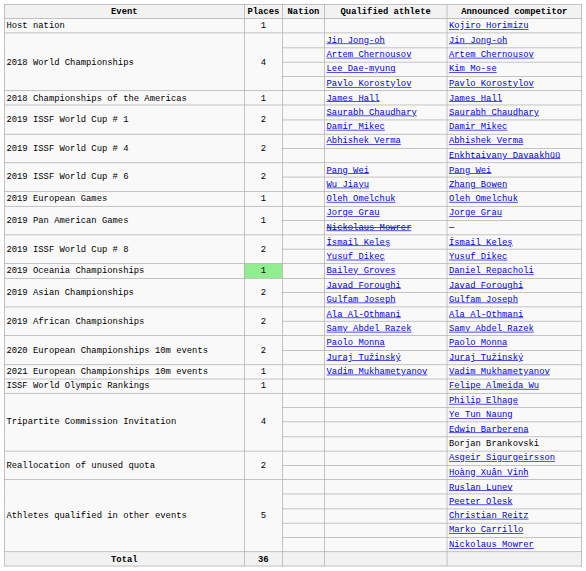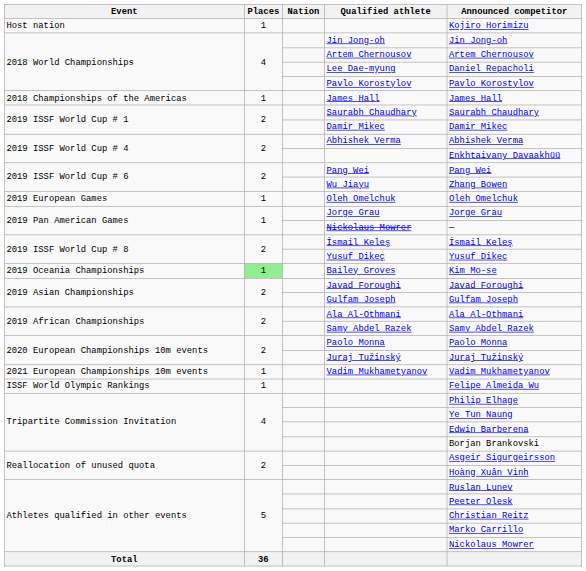(473, 69) Kim Mo-se -> (491, 69) Daniel Repacholi
(491, 271) Daniel Repacholi -> (473, 271) Kim Mo-se
